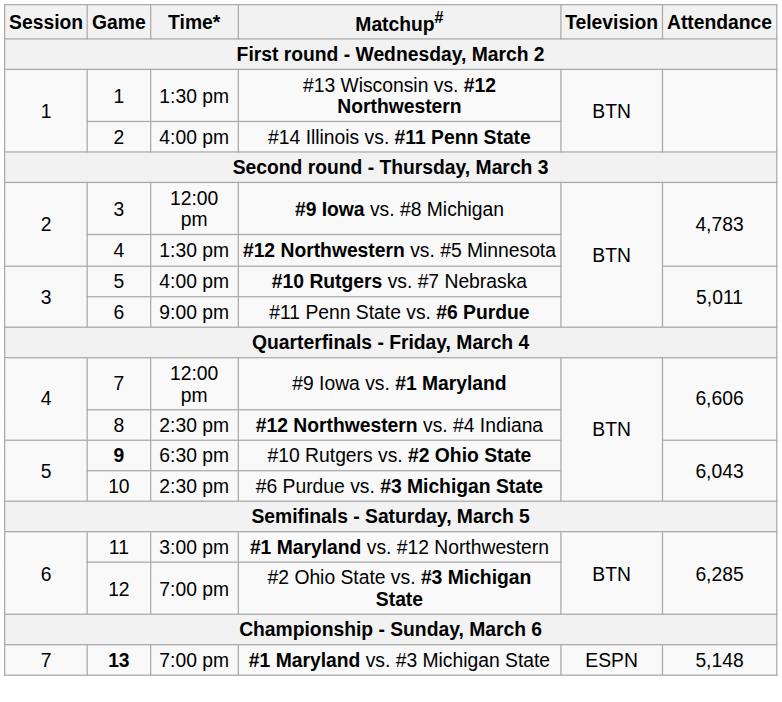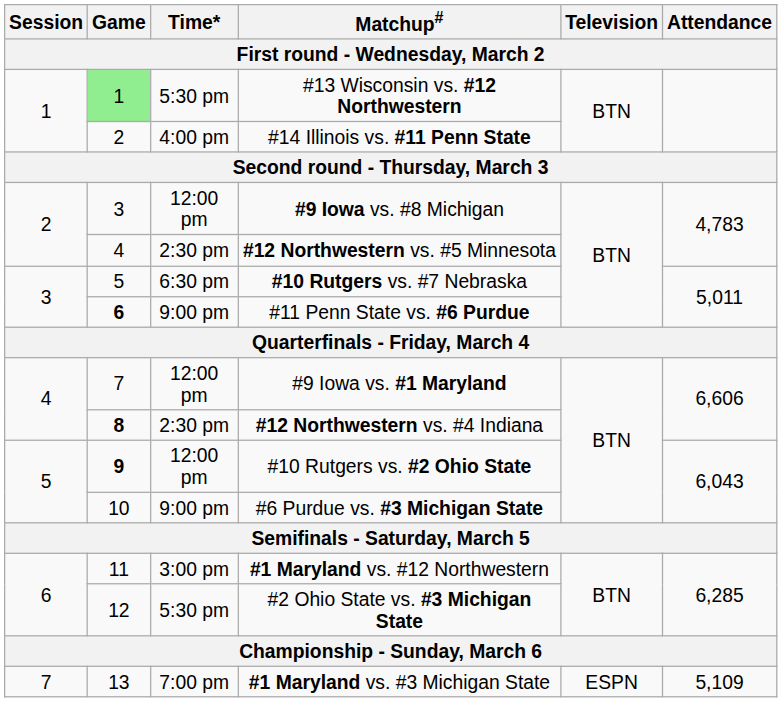(119, 96) no background -> (119, 96) lightgreen background
(194, 96) 1:30 pm -> (194, 96) 5:30 pm
(194, 251) 1:30 pm -> (194, 251) 2:30 pm
(194, 281) 4:00 pm -> (194, 281) 6:30 pm
(119, 312) normal -> (119, 312) bold
(119, 425) normal -> (119, 425) bold
(194, 455) 6:30 pm -> (194, 466) 12:00 pm
(194, 486) 2:30 pm -> (194, 508) 9:00 pm
(194, 589) 7:00 pm -> (194, 610) 5:30 pm
(119, 660) bold -> (119, 682) normal
(720, 660) 5,148 -> (720, 682) 5,109
